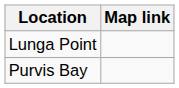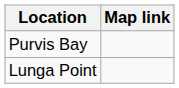rows swapped: (53, 44) <-> (48, 70)
